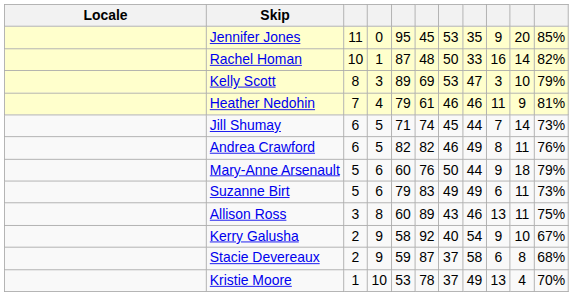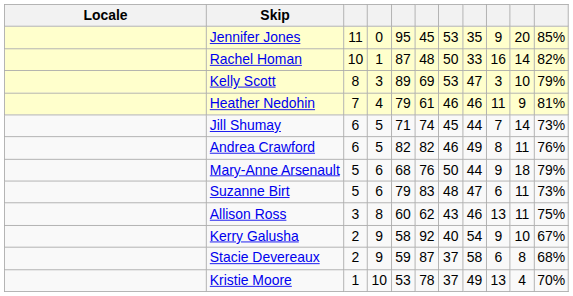(403, 170) 60 -> (403, 170) 68
(451, 192) 49 -> (451, 192) 48
(475, 192) 49 -> (475, 192) 47
(427, 214) 89 -> (427, 214) 62
